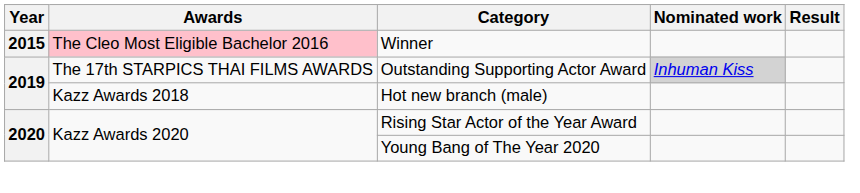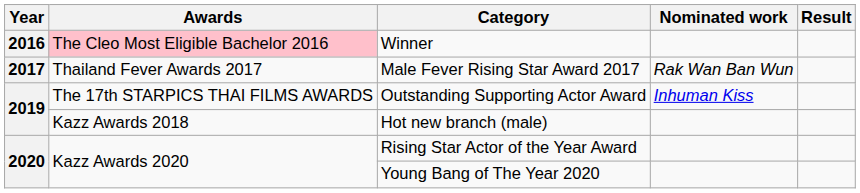(27, 43) 2015 -> (27, 43) 2016
+ row: (510, 69)
(704, 69) lightgrey background -> (704, 95) no background
